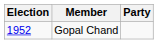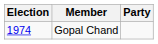(19, 30) 1952 -> (19, 30) 1974
